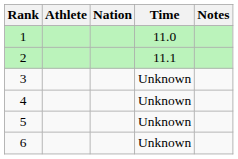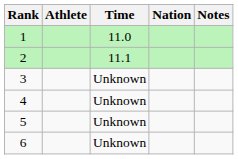columns swapped: (113, 15) <-> (165, 15)
